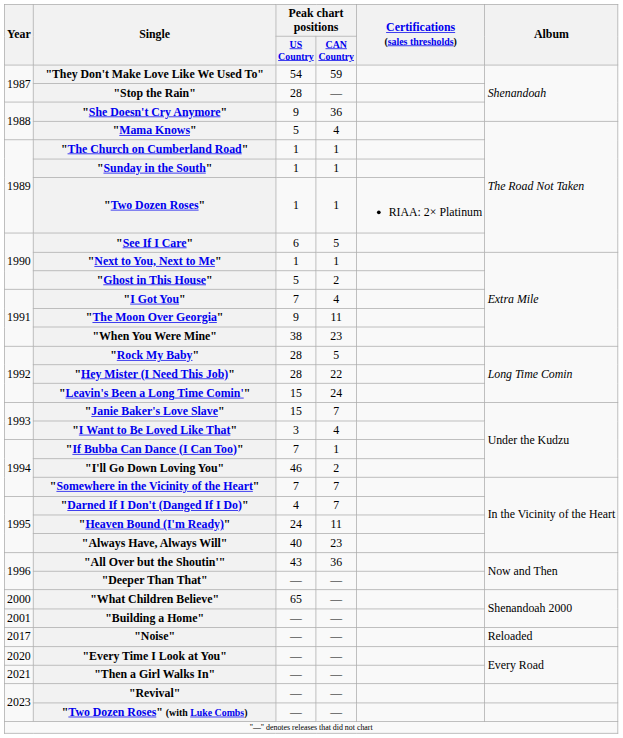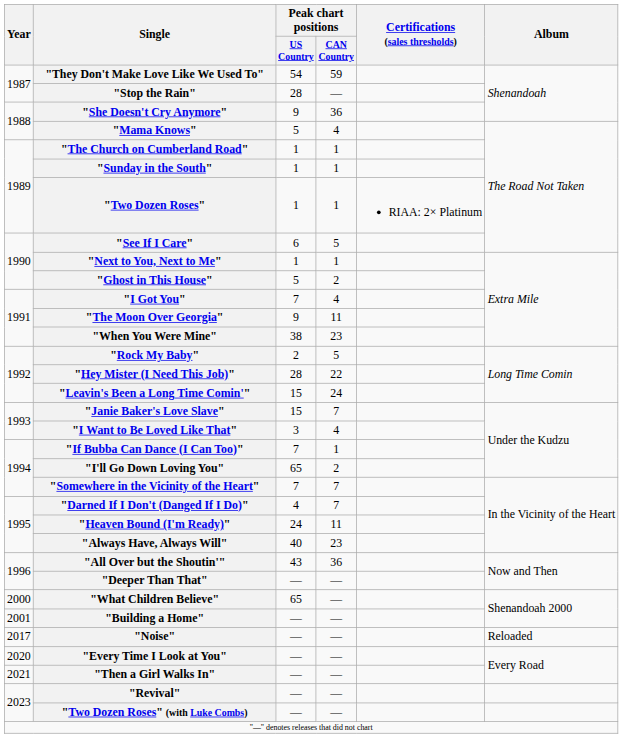(296, 355) 28 -> (296, 355) 2
(296, 468) 46 -> (296, 468) 65
